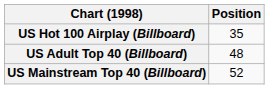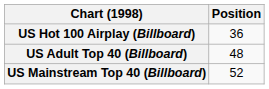(236, 34) 35 -> (236, 34) 36
